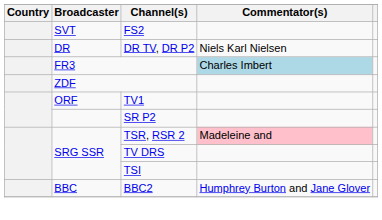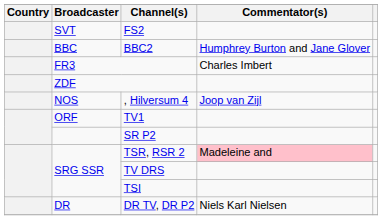rows swapped: (159, 48) <-> (138, 188)
(236, 65) lightblue background -> (236, 65) no background
+ row: (156, 100)
